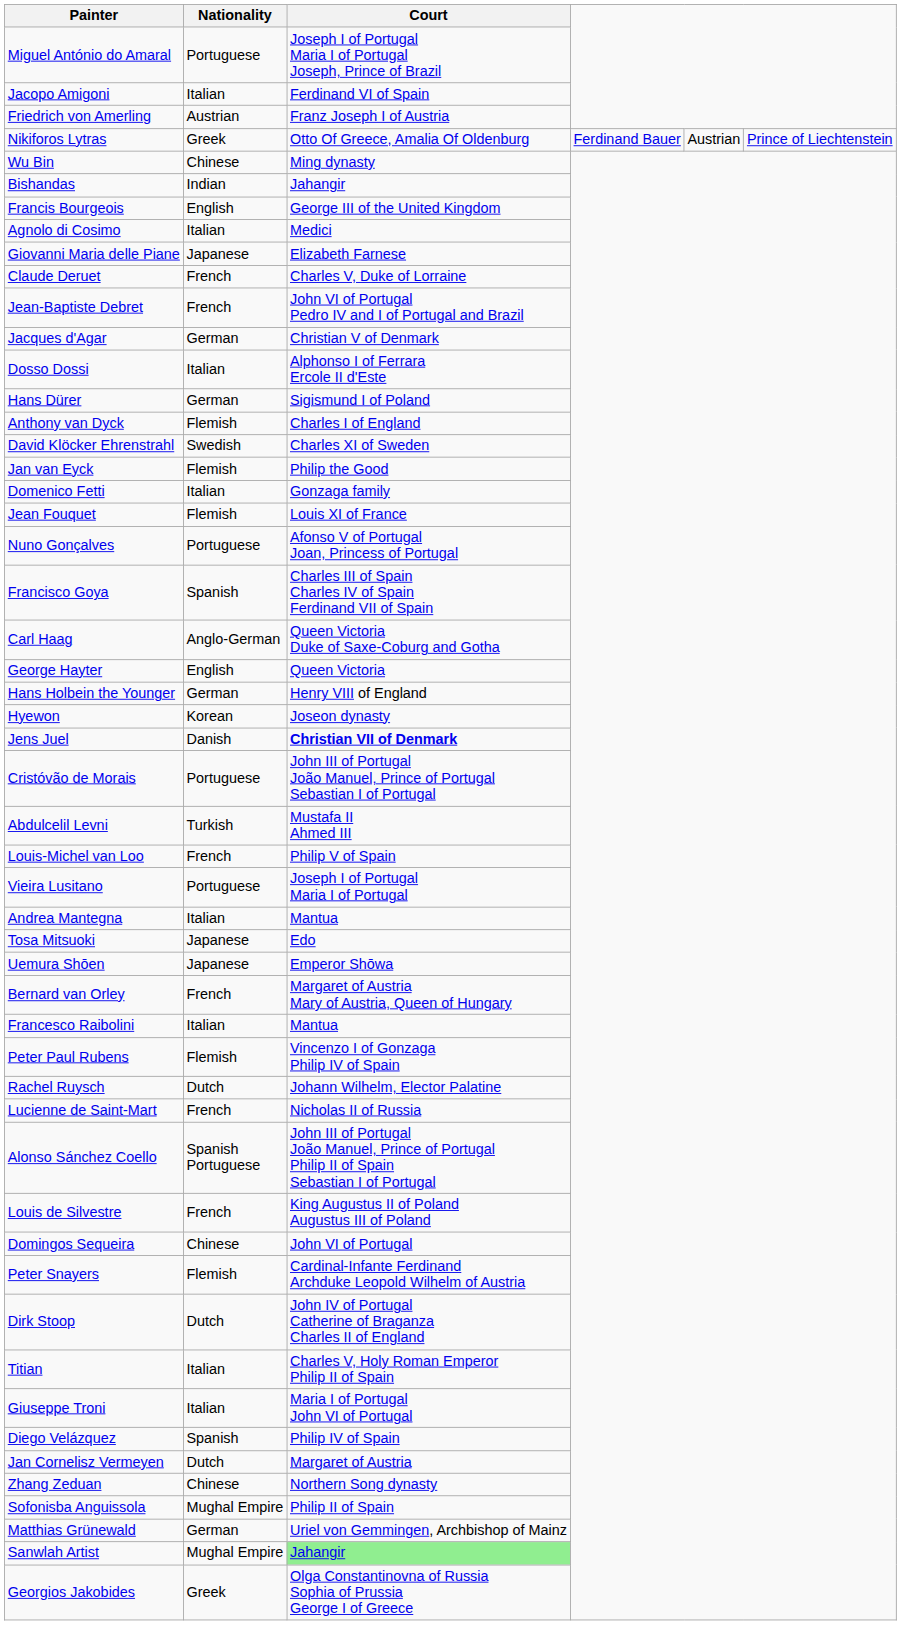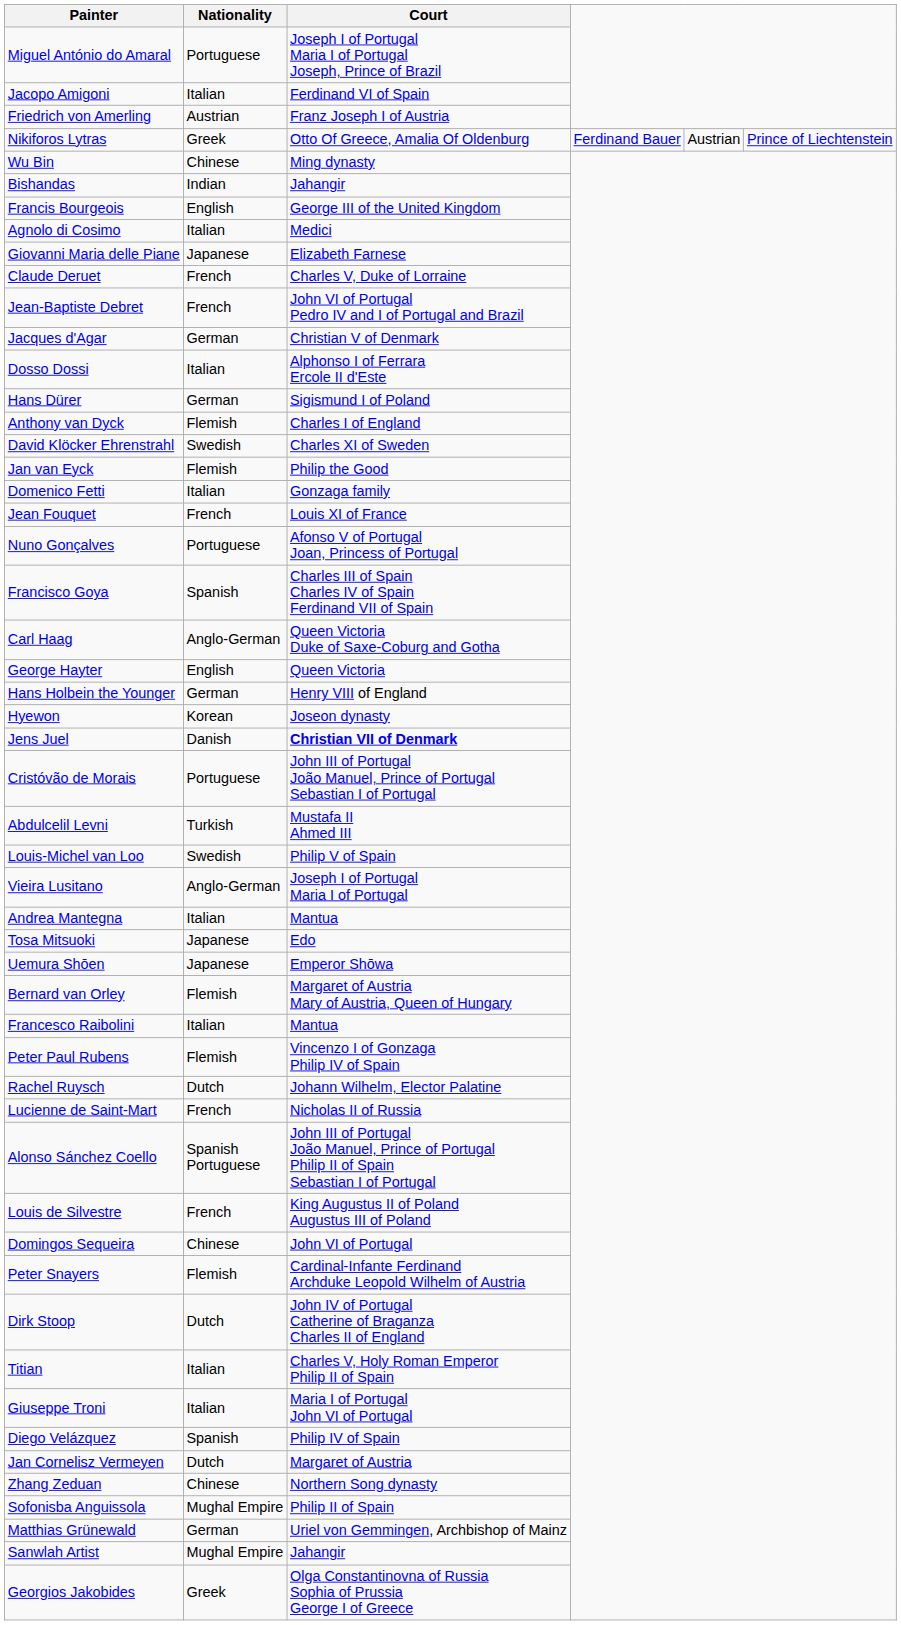(212, 514) Flemish -> (209, 514) French
(209, 856) French -> (214, 856) Swedish
(223, 887) Portuguese -> (233, 887) Anglo-German
(209, 994) French -> (212, 994) Flemish
(318, 1553) lightgreen background -> (318, 1553) no background
